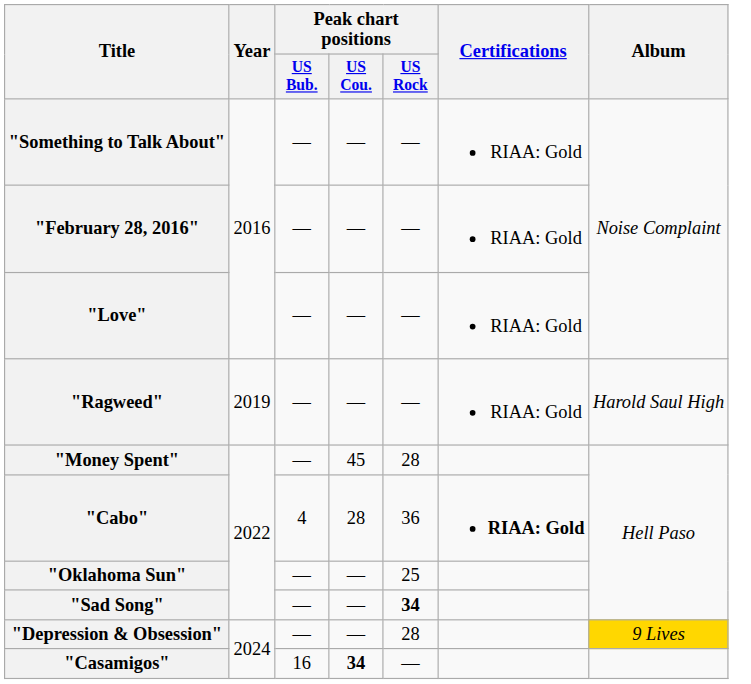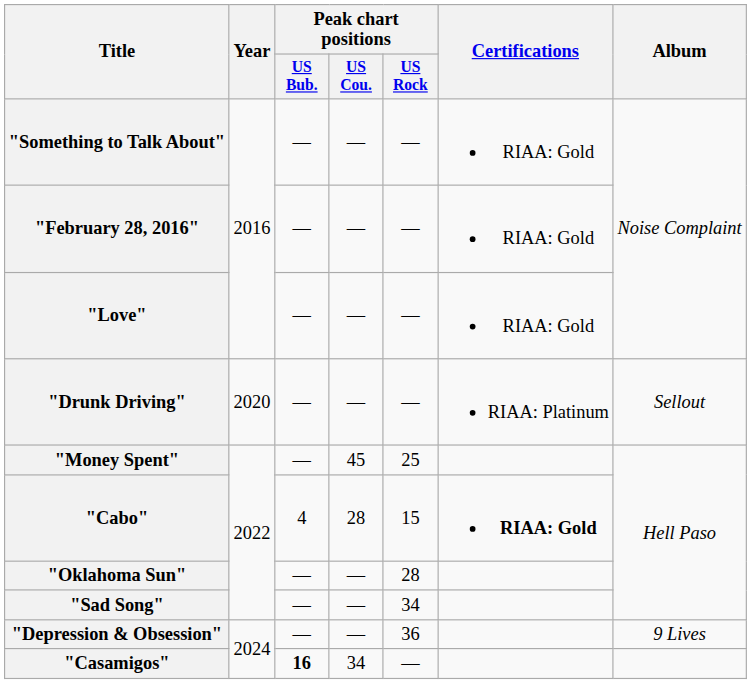- row: (117, 401)
+ row: (117, 401)
(410, 459) 28 -> (410, 459) 25
(410, 517) 36 -> (410, 517) 15
(410, 575) 25 -> (410, 575) 28
(410, 604) bold -> (410, 604) normal
(410, 634) 28 -> (410, 634) 36
(658, 634) gold background -> (680, 634) no background
(302, 663) normal -> (302, 663) bold
(356, 663) bold -> (356, 663) normal
